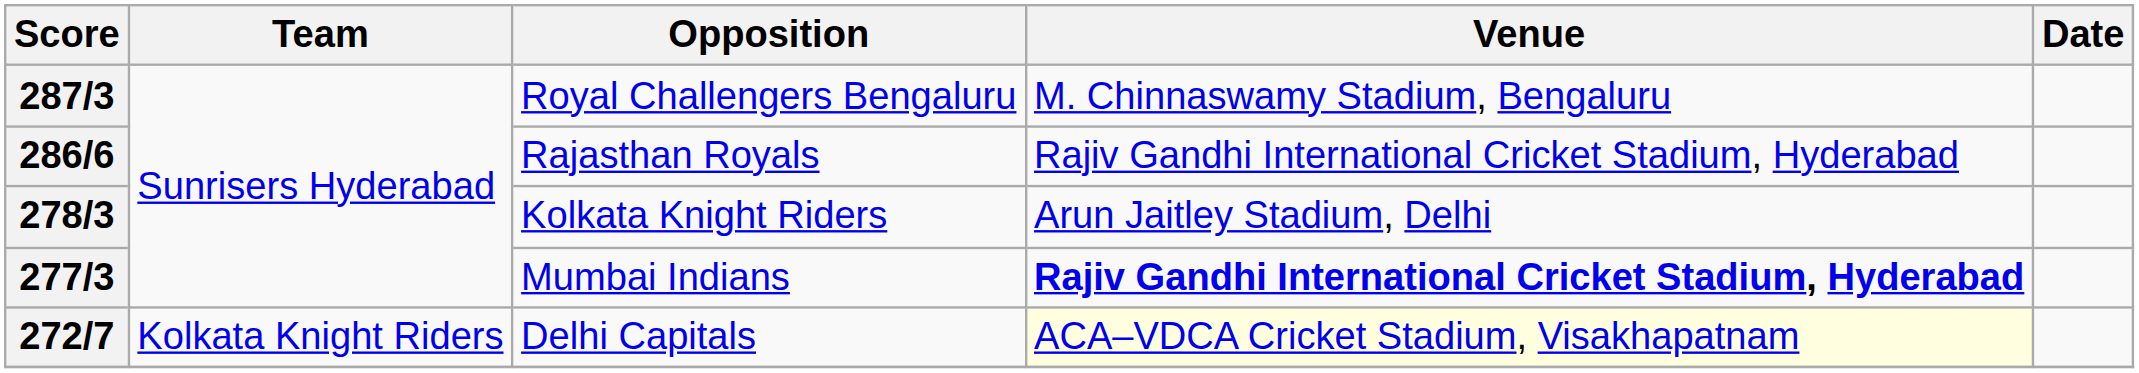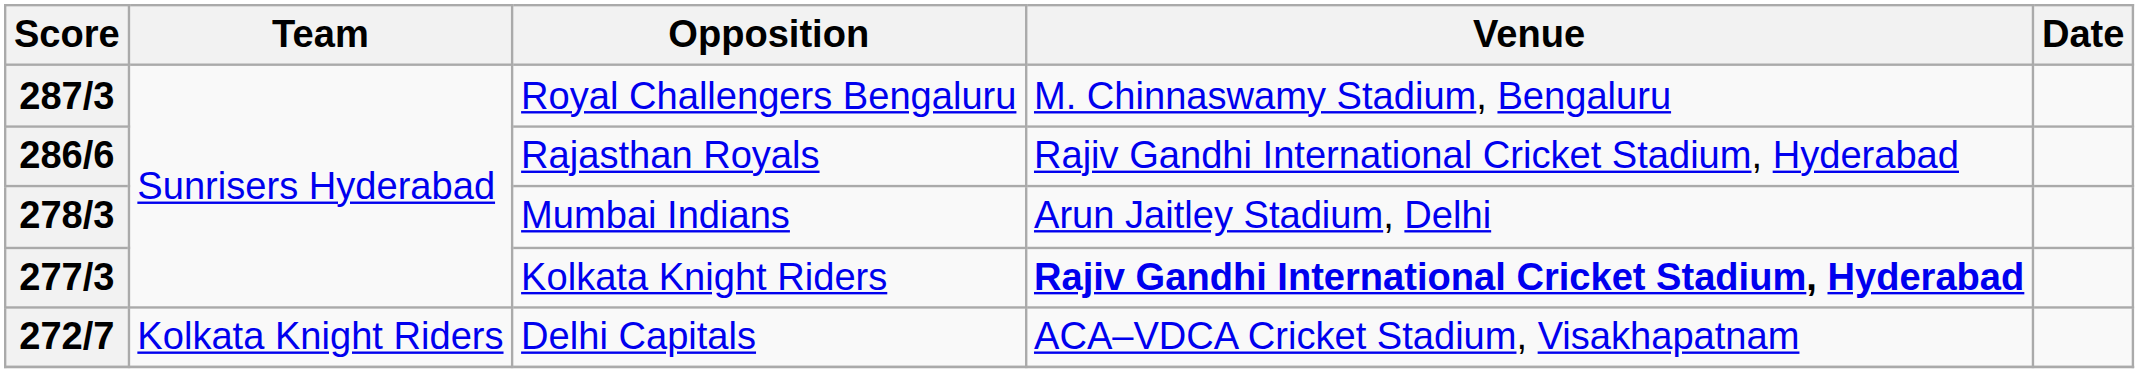(704, 215) Kolkata Knight Riders -> (656, 215) Mumbai Indians
(656, 276) Mumbai Indians -> (704, 276) Kolkata Knight Riders
(1417, 336) lightyellow background -> (1417, 336) no background
